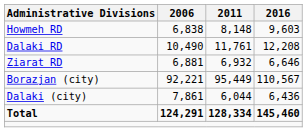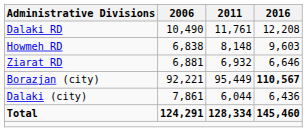rows swapped: (35, 46) <-> (35, 30)
(278, 80) normal -> (278, 80) bold
